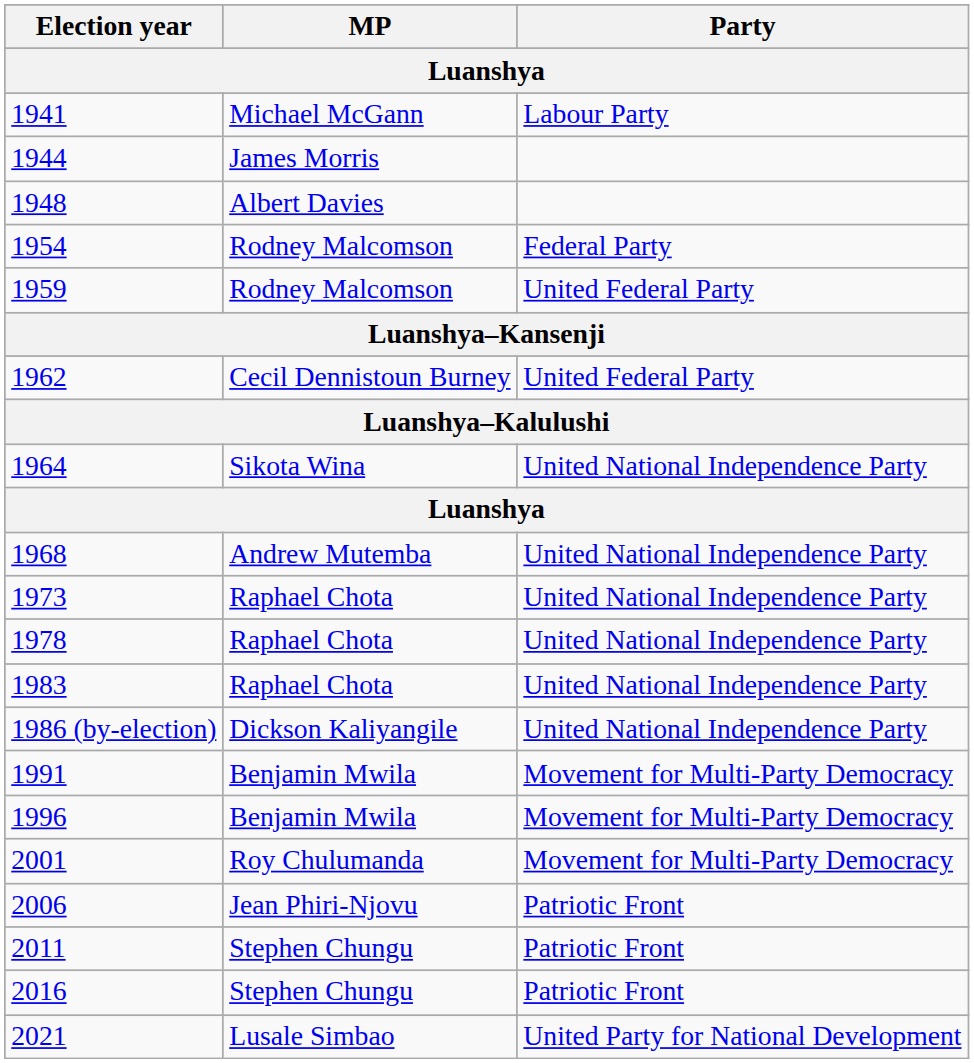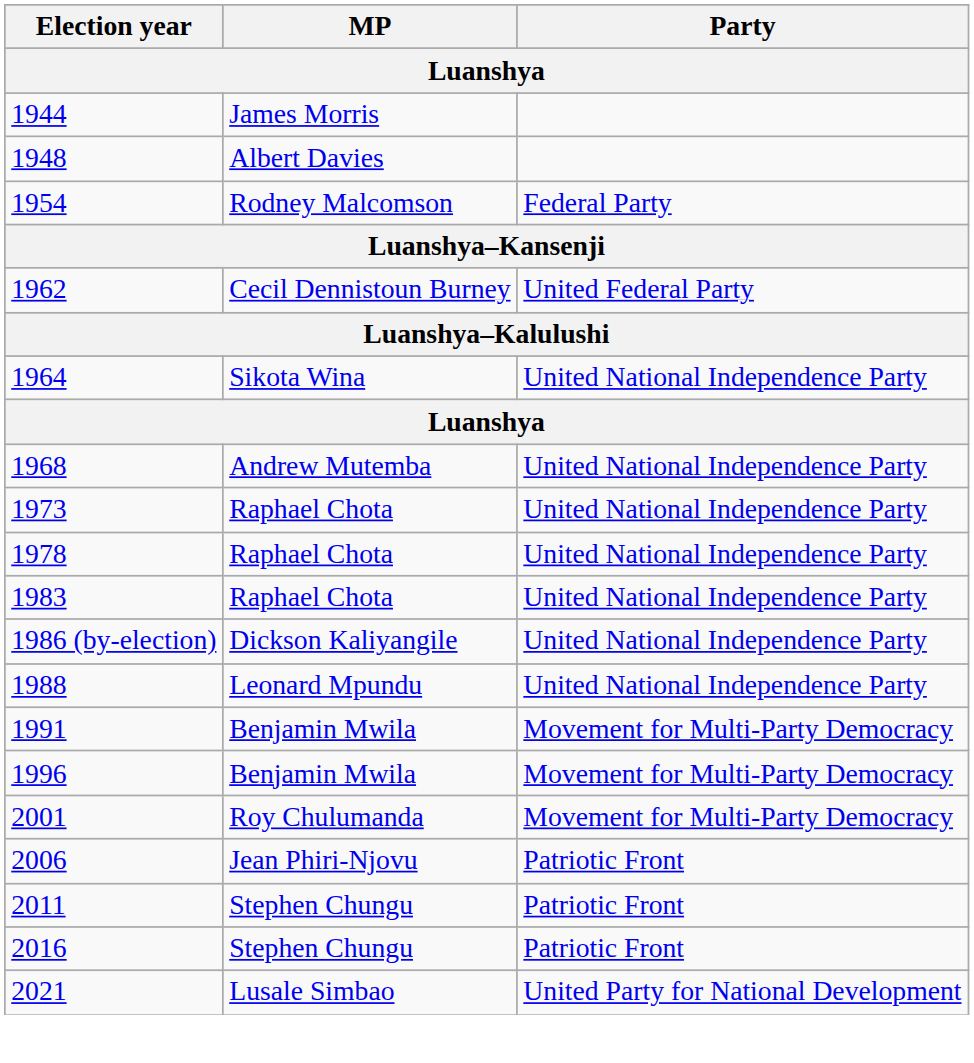- row: (39, 114)
- row: (39, 289)
+ row: (39, 684)
